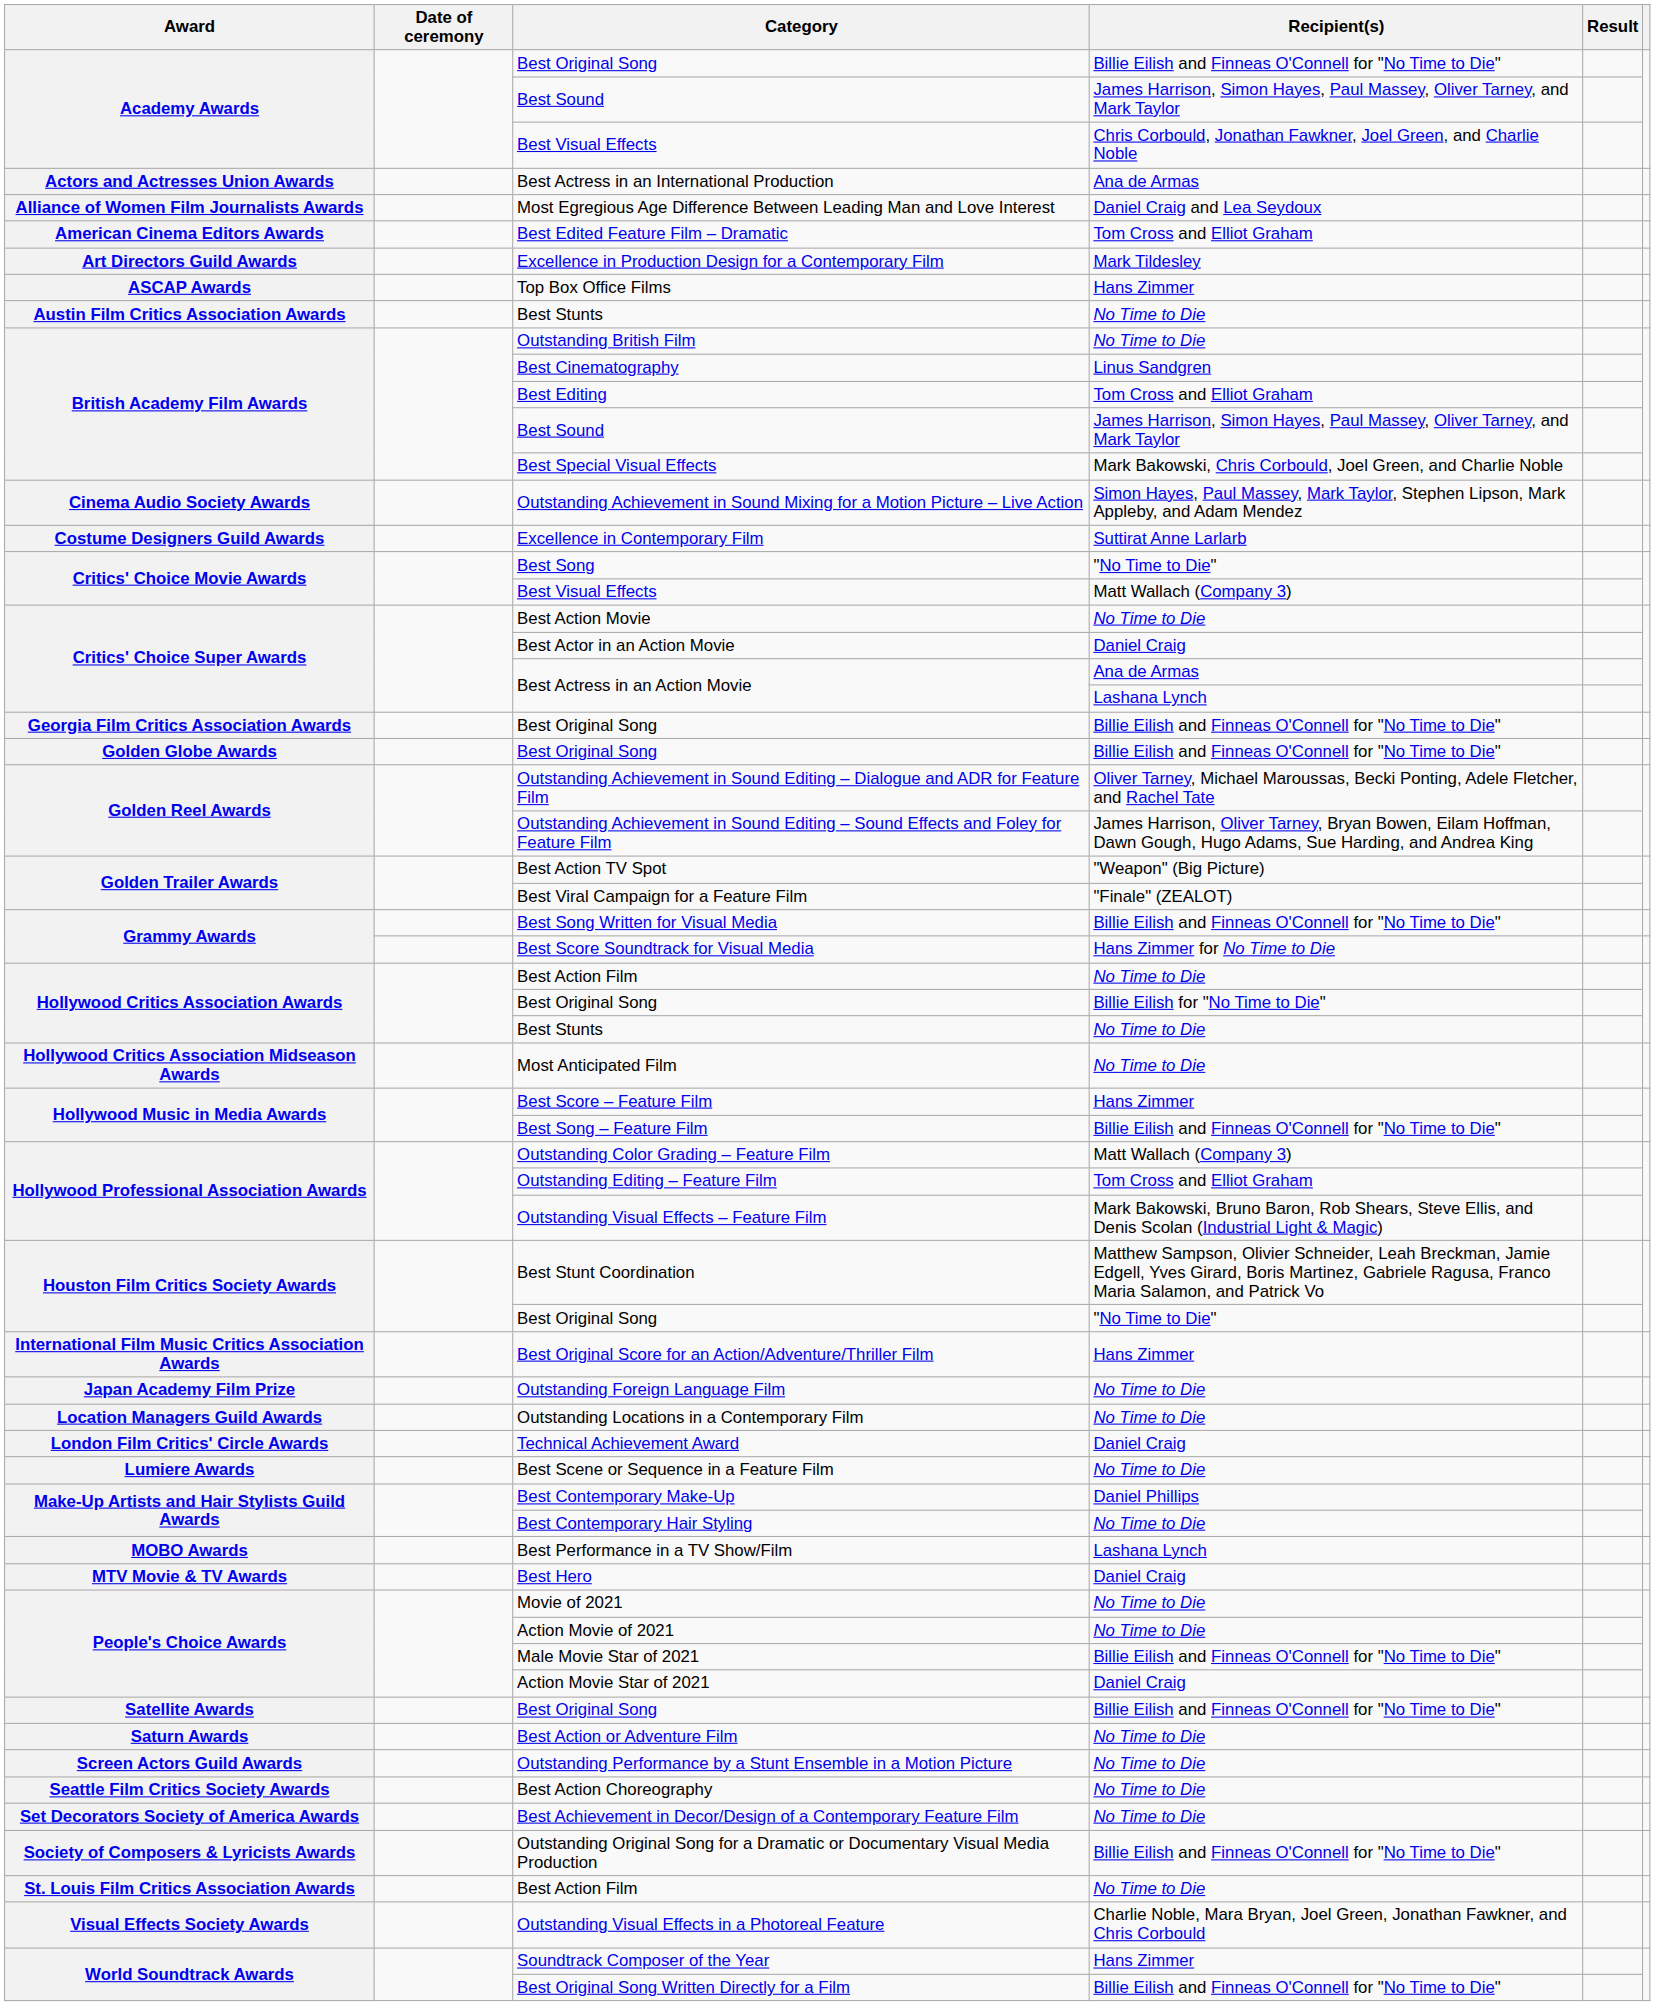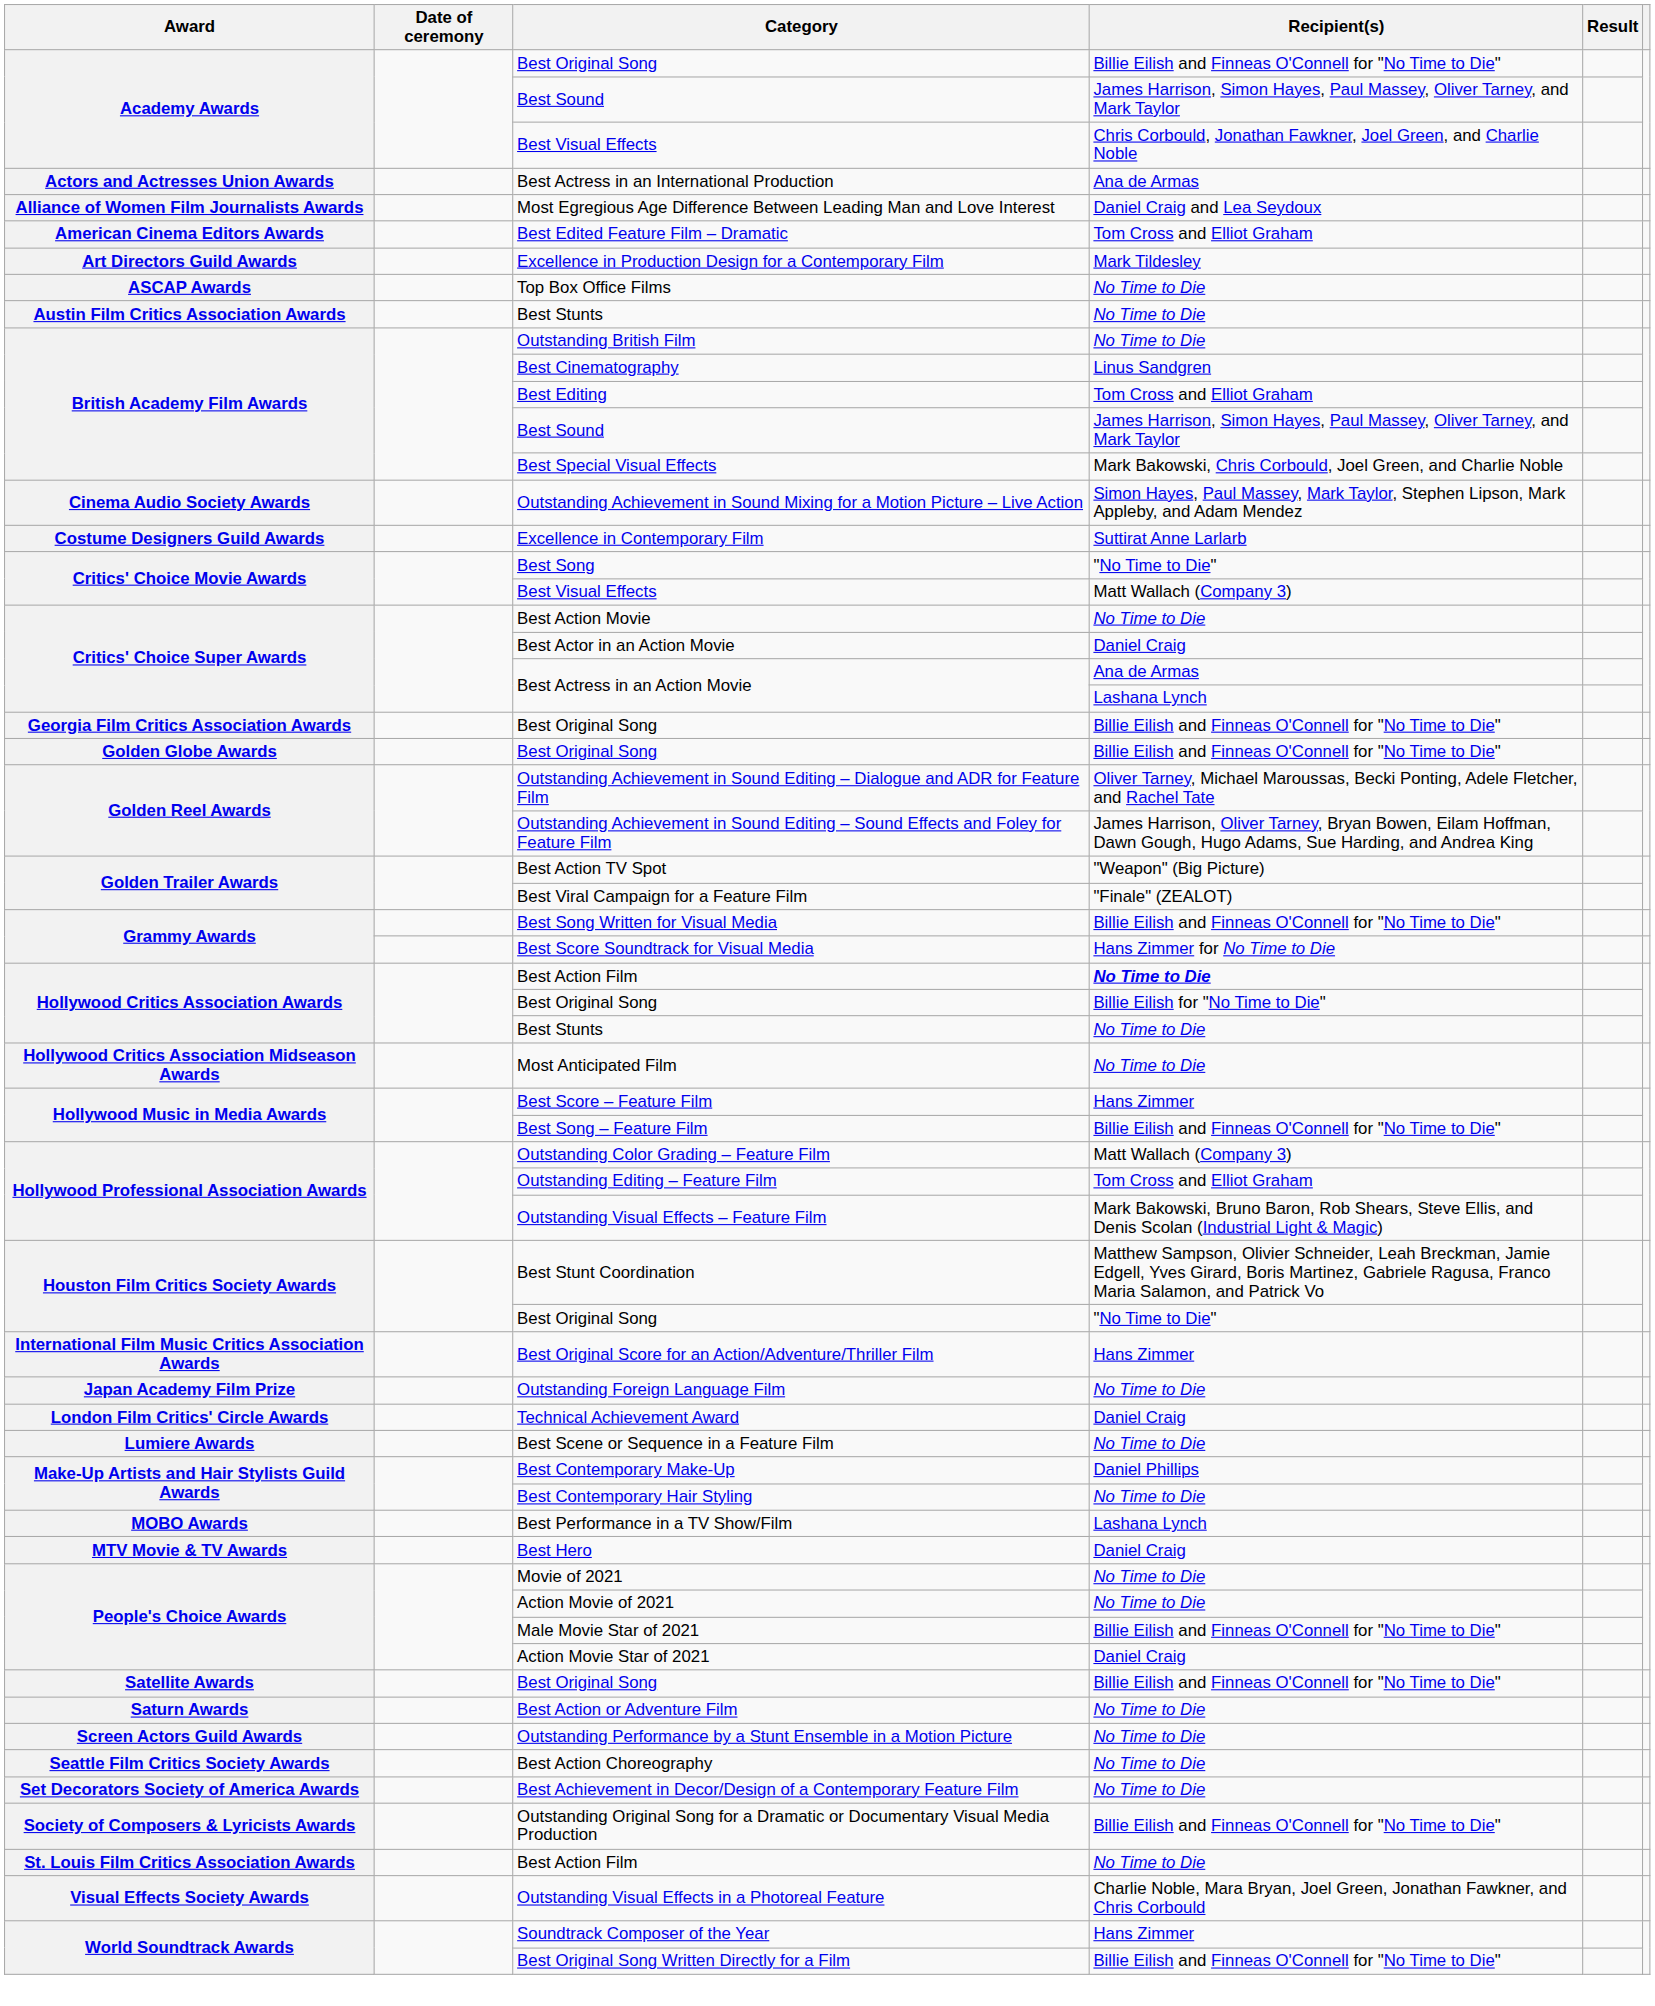(1144, 287) Hans Zimmer -> (1149, 287) No Time to Die
(1149, 976) normal -> (1152, 976) bold
- row: (190, 1416)
